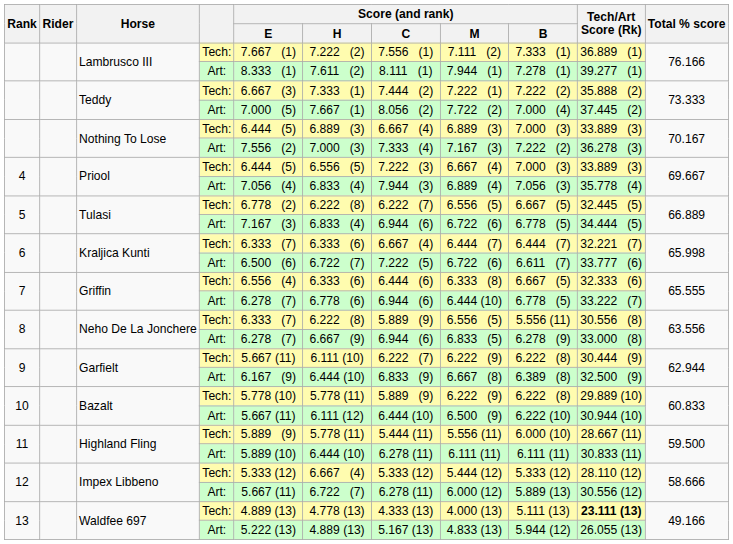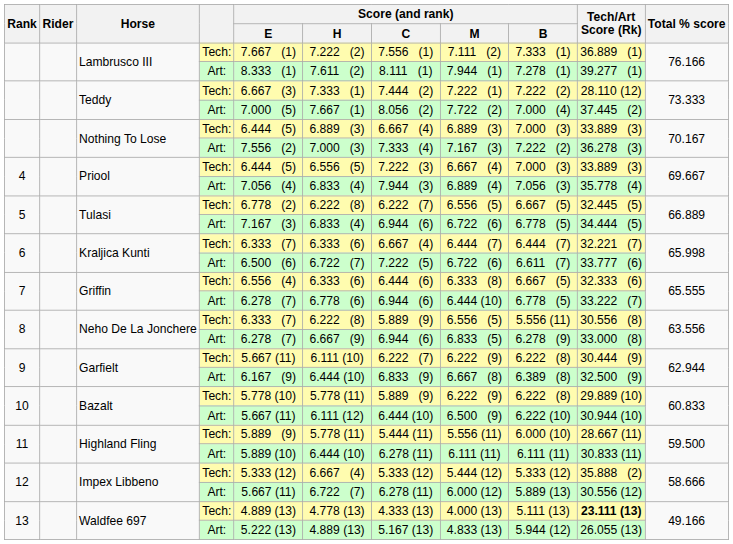(611, 91) 35.888 (2) -> (611, 91) 28.110 (12)
(611, 473) 28.110 (12) -> (611, 473) 35.888 (2)
